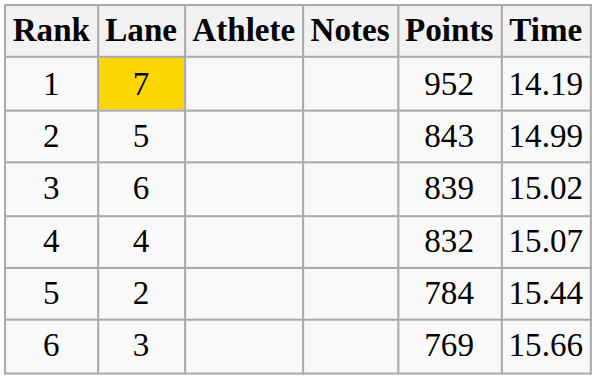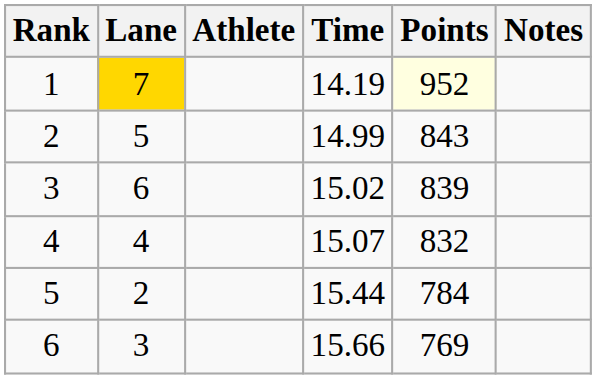columns swapped: (546, 30) <-> (350, 30)
(449, 83) no background -> (445, 83) lightyellow background
